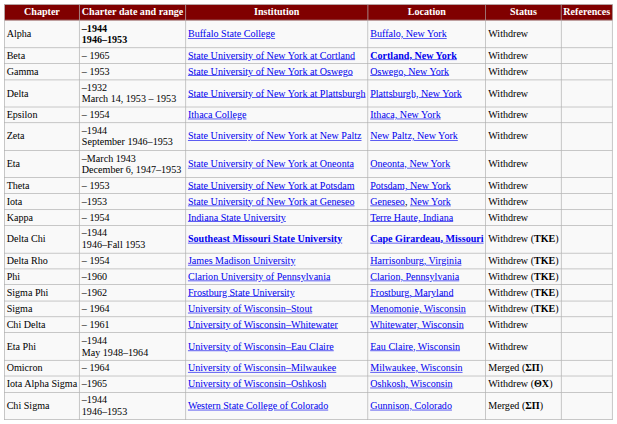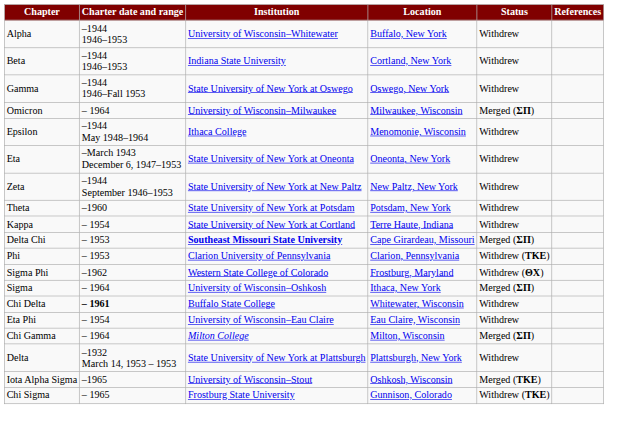(105, 34) bold -> (105, 34) normal
(232, 34) Buffalo State College -> (263, 34) University of Wisconsin–Whitewater
(96, 55) – 1965 -> (105, 61) –1944 1946–1953
(272, 55) State University of New York at Cortland -> (237, 61) Indiana State University
(414, 55) bold -> (411, 61) normal
(96, 71) – 1953 -> (114, 88) –1944 1946–Fall 1953
rows swapped: (18, 93) <-> (25, 368)
(96, 115) – 1954 -> (115, 132) –1944 May 1948–1964
(405, 115) Ithaca, New York -> (418, 132) Menomonie, Wisconsin
rows swapped: (16, 136) <-> (13, 164)
(96, 185) – 1953 -> (94, 208) –1960
- row: (14, 201)
(237, 217) Indiana State University -> (272, 224) State University of New York at Cortland
(114, 239) –1944 1946–Fall 1953 -> (96, 240) – 1953
(427, 239) bold -> (422, 240) normal
(523, 239) Withdrew (ΤΚΕ) -> (507, 240) Merged (ΣΠ)
- row: (27, 261)
(94, 277) –1960 -> (96, 256) – 1953
(241, 293) Frostburg State University -> (258, 272) Western State College of Colorado
(523, 293) Withdrew (ΤΚΕ) -> (511, 272) Withdrew (ΘΧ)
(250, 308) University of Wisconsin–Stout -> (257, 288) University of Wisconsin–Oshkosh
(418, 308) Menomonie, Wisconsin -> (405, 288) Ithaca, New York
(523, 308) Withdrew (ΤΚΕ) -> (507, 288) Merged (ΣΠ)
(96, 324) normal -> (96, 304) bold
(263, 324) University of Wisconsin–Whitewater -> (232, 304) Buffalo State College
(115, 346) –1944 May 1948–1964 -> (96, 320) – 1954
+ row: (31, 336)
(257, 384) University of Wisconsin–Oshkosh -> (250, 379) University of Wisconsin–Stout
(520, 384) Withdrew (ΘΧ) -> (510, 379) Merged (ΤΚΕ)
(105, 405) –1944 1946–1953 -> (96, 395) – 1965
(258, 405) Western State College of Colorado -> (241, 395) Frostburg State University
(516, 405) Merged (ΣΠ) -> (514, 395) Withdrew (ΤΚΕ)
